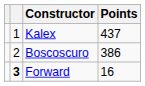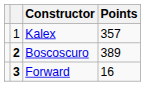(111, 33) 437 -> (111, 33) 357
(16, 53) normal -> (16, 53) bold
(111, 53) 386 -> (111, 53) 389
